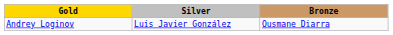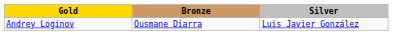columns swapped: (196, 11) <-> (324, 11)
